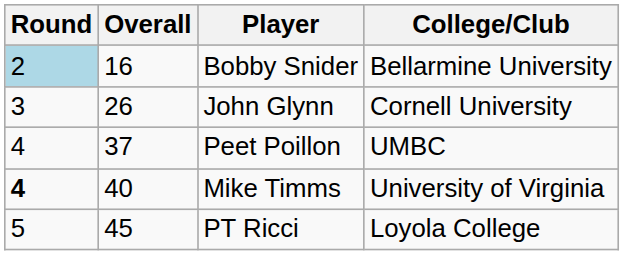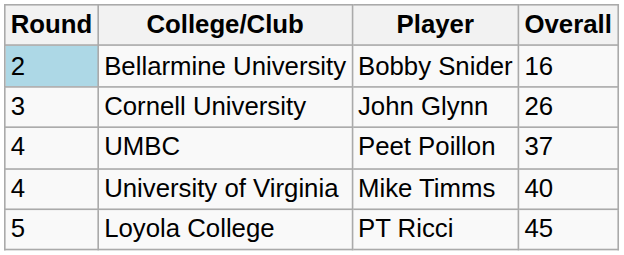columns swapped: (148, 24) <-> (491, 24)
(18, 188) bold -> (18, 188) normal
